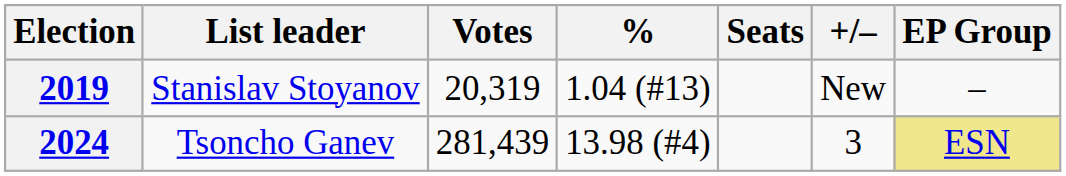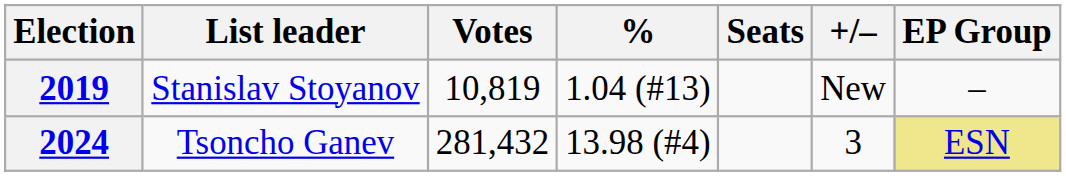(492, 87) 20,319 -> (492, 87) 10,819
(492, 142) 281,439 -> (492, 142) 281,432
